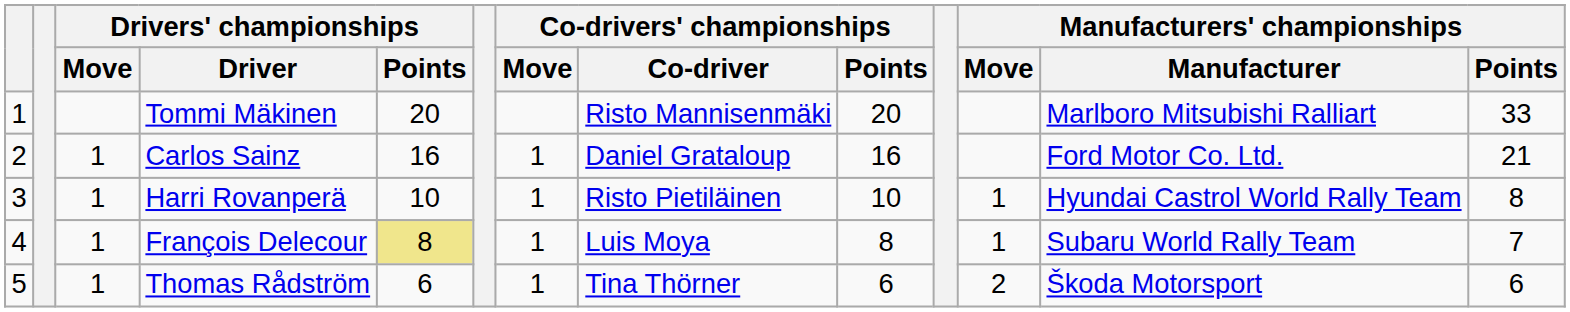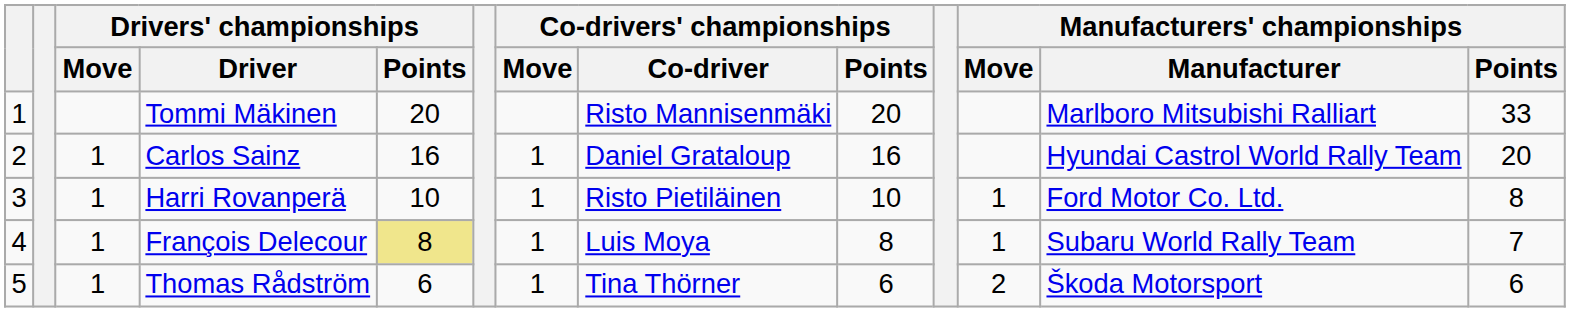(1165, 155) Ford Motor Co. Ltd. -> (1254, 155) Hyundai Castrol World Rally Team
(1516, 155) 21 -> (1516, 155) 20
(1254, 199) Hyundai Castrol World Rally Team -> (1165, 199) Ford Motor Co. Ltd.
